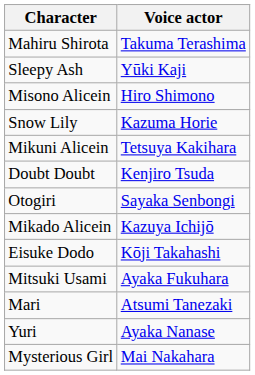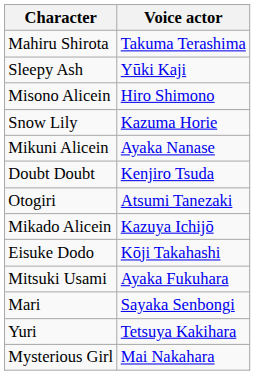(179, 148) Tetsuya Kakihara -> (168, 148) Ayaka Nanase
(178, 200) Sayaka Senbongi -> (177, 200) Atsumi Tanezaki
(177, 305) Atsumi Tanezaki -> (178, 305) Sayaka Senbongi
(168, 331) Ayaka Nanase -> (179, 331) Tetsuya Kakihara
